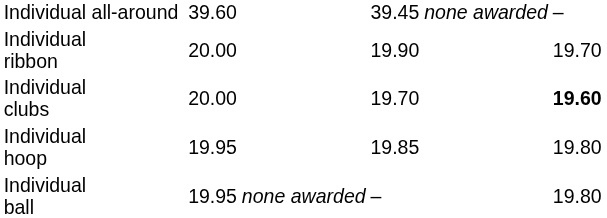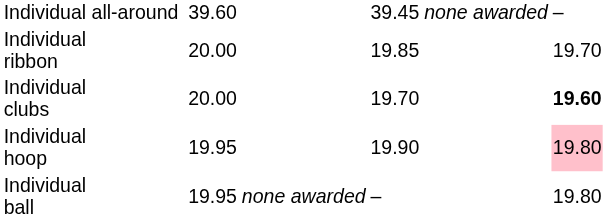(395, 50) 19.90 -> (395, 50) 19.85
(395, 147) 19.85 -> (395, 147) 19.90
(577, 147) no background -> (577, 147) pink background
